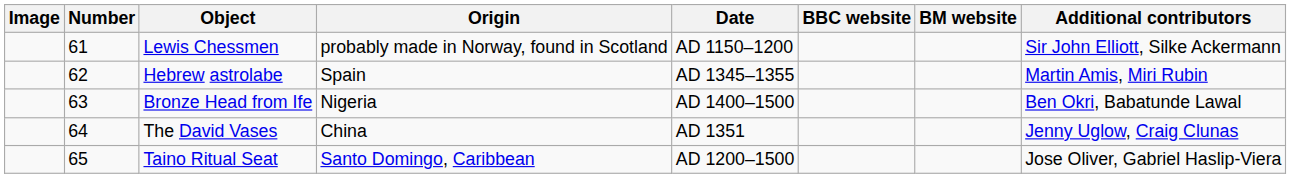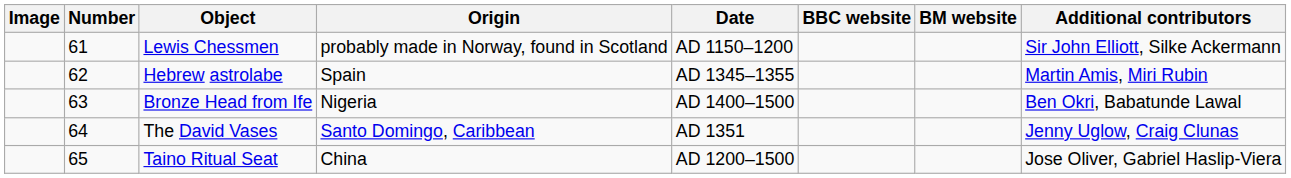(344, 131) China -> (428, 131) Santo Domingo, Caribbean
(428, 159) Santo Domingo, Caribbean -> (344, 159) China
